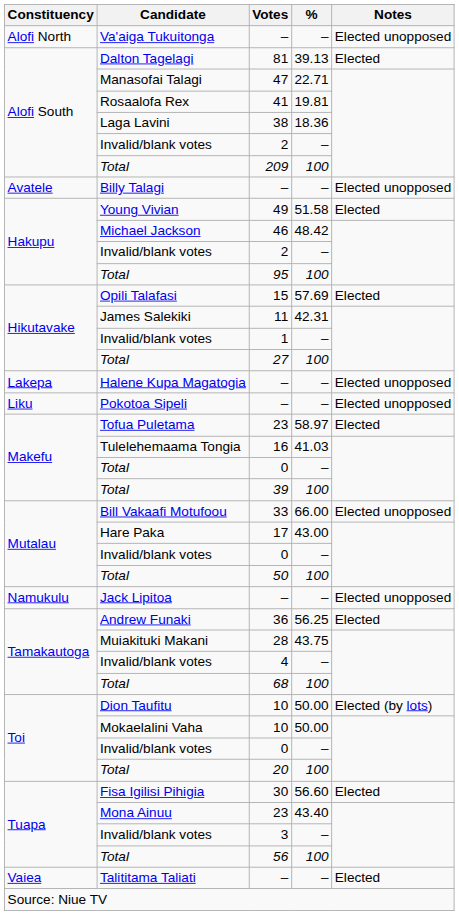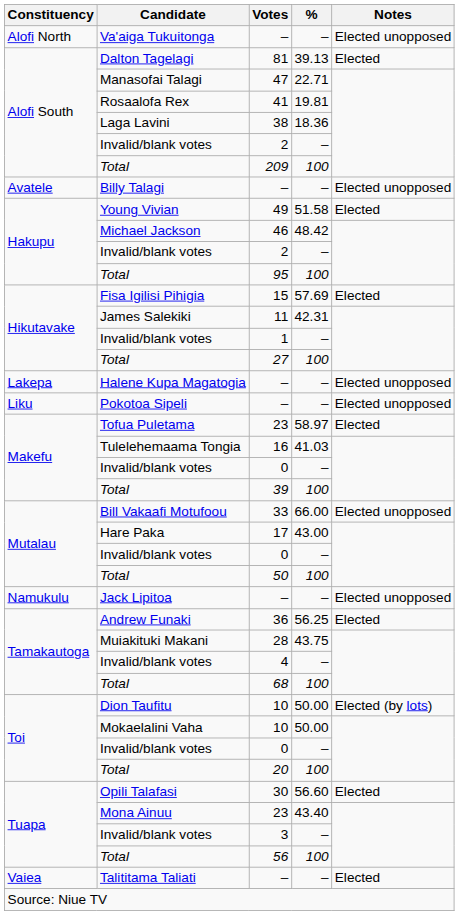(138, 295) Opili Talafasi -> (152, 295) Fisa Igilisi Pihigia
(114, 468) Total -> (156, 468) Invalid/blank votes
(152, 791) Fisa Igilisi Pihigia -> (138, 791) Opili Talafasi
